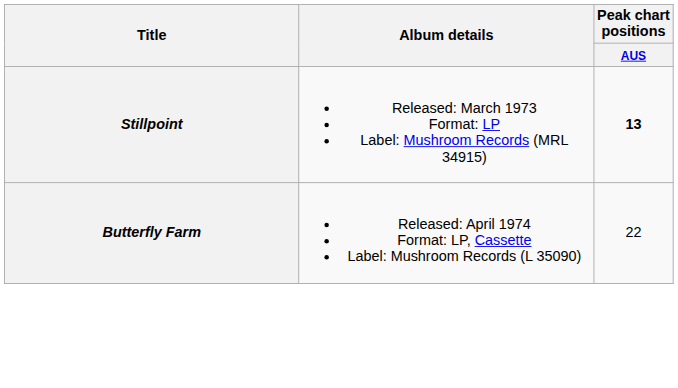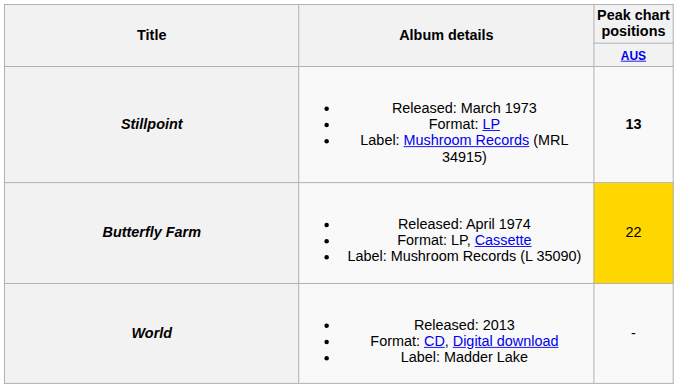(633, 232) no background -> (633, 232) gold background
+ row: (152, 333)
